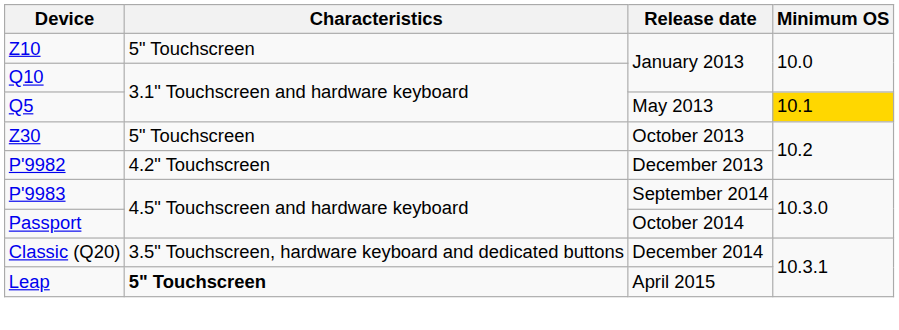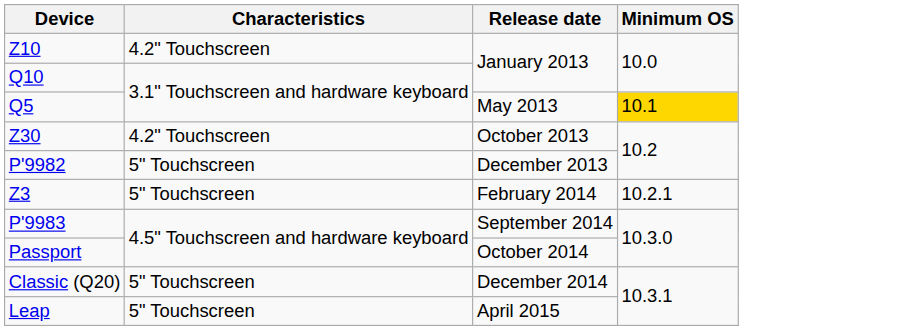(192, 48) 5" Touchscreen -> (199, 48) 4.2" Touchscreen
(192, 135) 5" Touchscreen -> (199, 135) 4.2" Touchscreen
(199, 164) 4.2" Touchscreen -> (192, 164) 5" Touchscreen
+ row: (20, 194)
(376, 252) 3.5" Touchscreen, hardware keyboard and dedicated buttons -> (192, 281) 5" Touchscreen
(197, 281) bold -> (192, 310) normal
